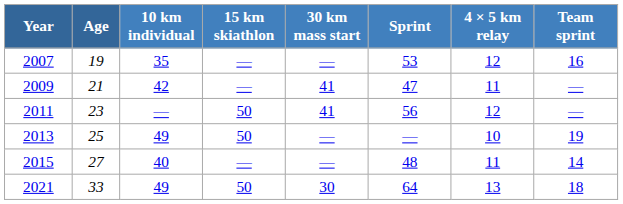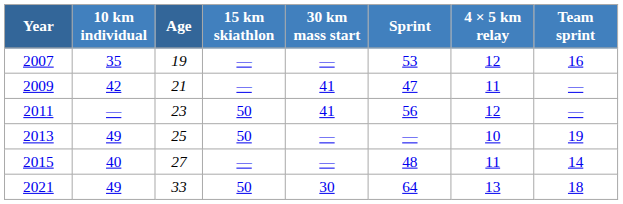columns swapped: (96, 26) <-> (161, 26)
